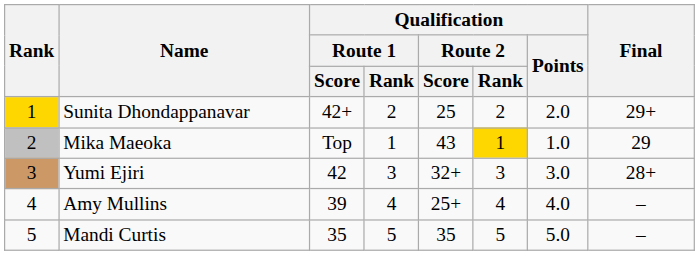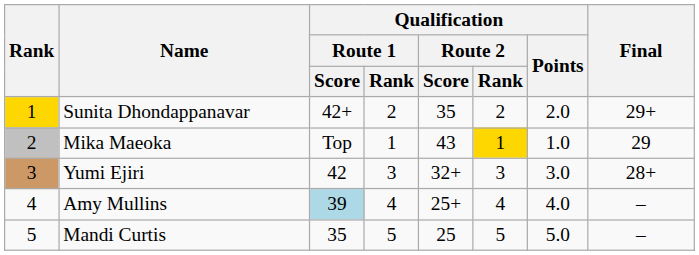(446, 111) 25 -> (446, 111) 35
(337, 204) no background -> (337, 204) lightblue background
(446, 234) 35 -> (446, 234) 25
